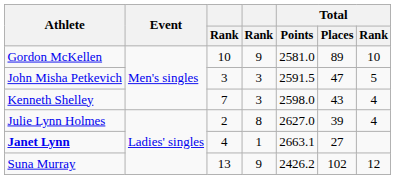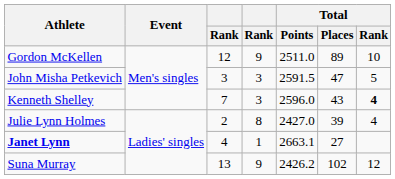(224, 57) 10 -> (224, 57) 12
(297, 57) 2581.0 -> (297, 57) 2511.0
(297, 99) 2598.0 -> (297, 99) 2596.0
(374, 99) normal -> (374, 99) bold
(297, 121) 2627.0 -> (297, 121) 2427.0
